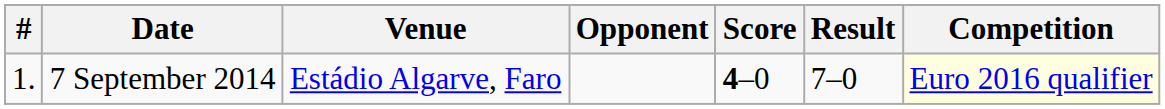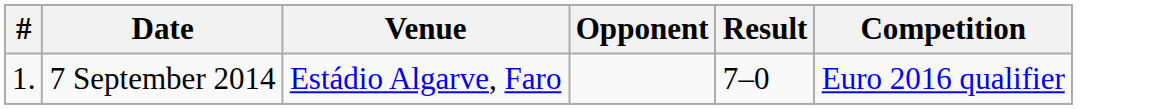- column: (760, 29)
(1031, 78) lightyellow background -> (943, 78) no background
